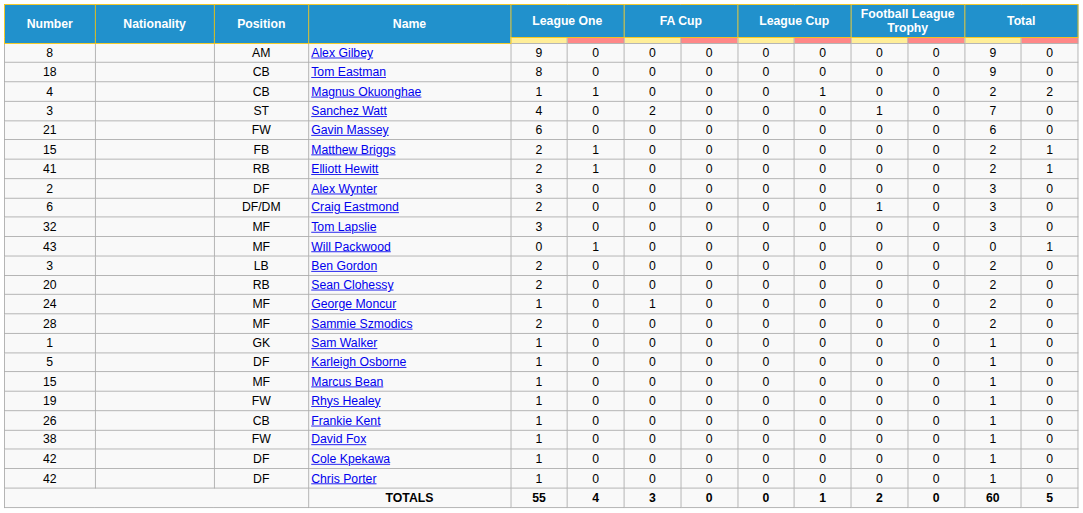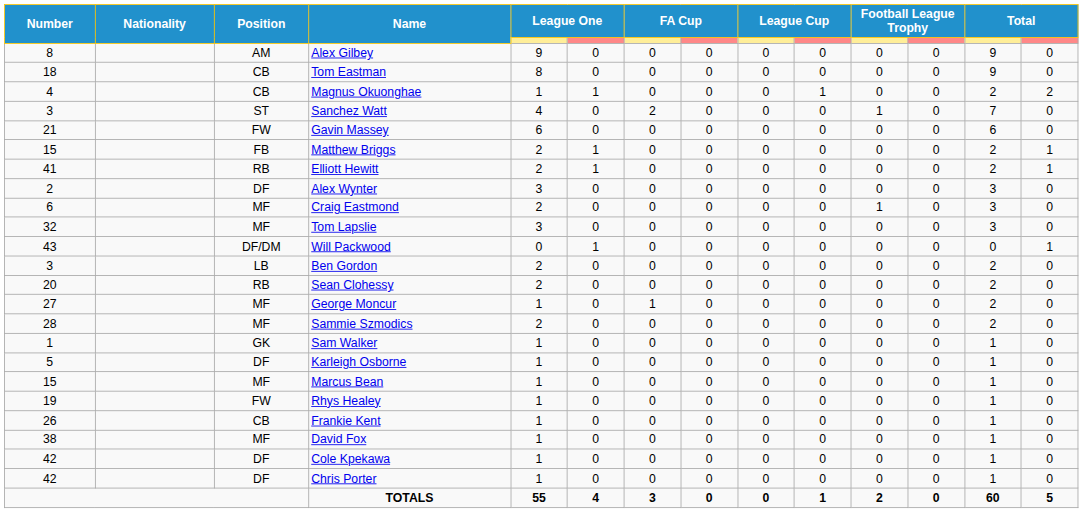(261, 208) DF/DM -> (261, 208) MF
(261, 247) MF -> (261, 247) DF/DM
(50, 305) 24 -> (50, 305) 27
(261, 440) FW -> (261, 440) MF
